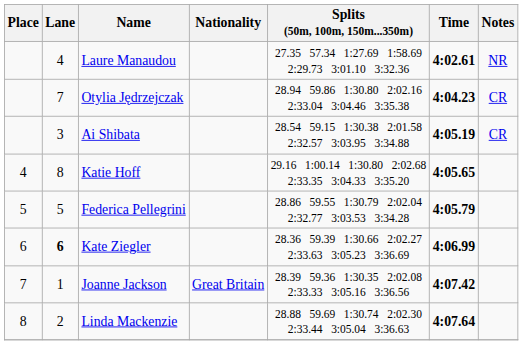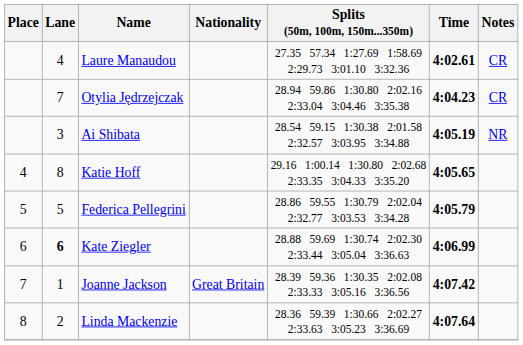(498, 60) NR -> (498, 60) CR
(498, 135) CR -> (498, 135) NR
(348, 247) 28.36 59.39 1:30.66 2:02.27 2:33.63 3:05.23 3:36.69 -> (348, 247) 28.88 59.69 1:30.74 2:02.30 2:33.44 3:05.04 3:36.63
(348, 322) 28.88 59.69 1:30.74 2:02.30 2:33.44 3:05.04 3:36.63 -> (348, 322) 28.36 59.39 1:30.66 2:02.27 2:33.63 3:05.23 3:36.69
